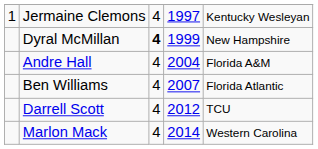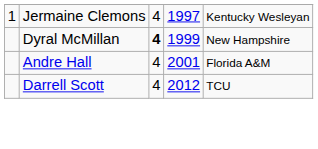(184, 62) 2004 -> (184, 62) 2001
- row: (65, 86)
- row: (65, 132)
